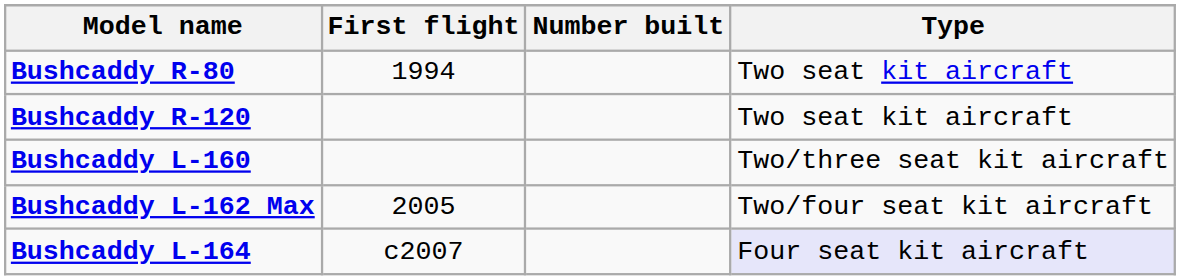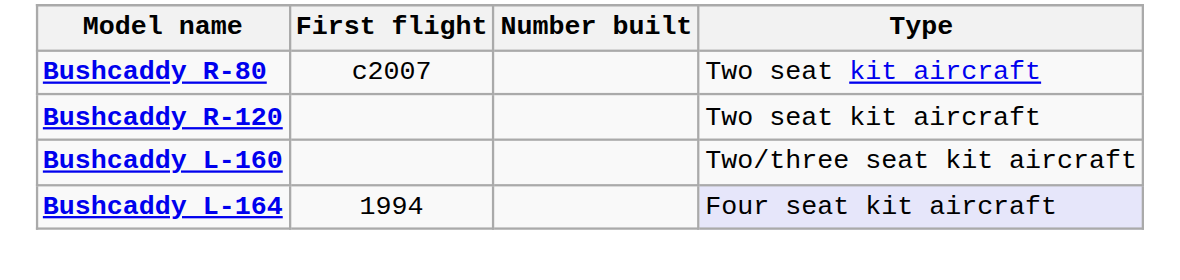(424, 72) 1994 -> (392, 72) c2007
- row: (163, 207)
(424, 252) c2007 -> (392, 207) 1994
